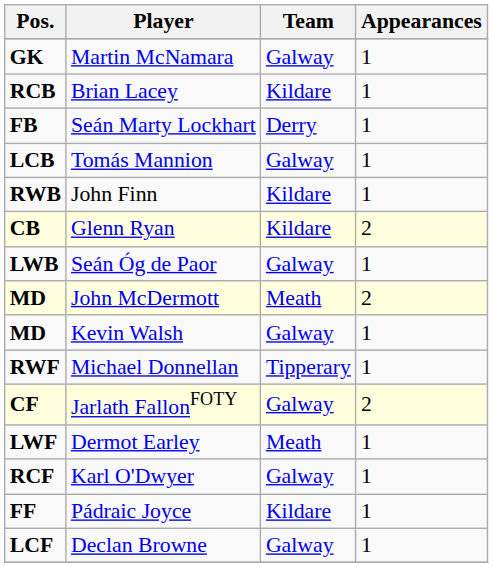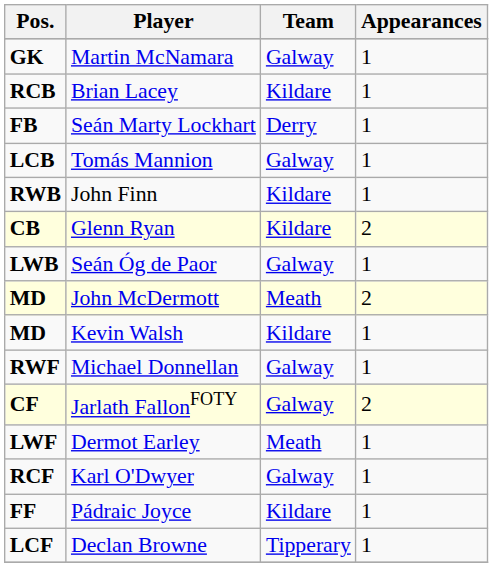(300, 332) Galway -> (299, 332) Kildare
(308, 366) Tipperary -> (300, 366) Galway
(300, 545) Galway -> (308, 545) Tipperary
